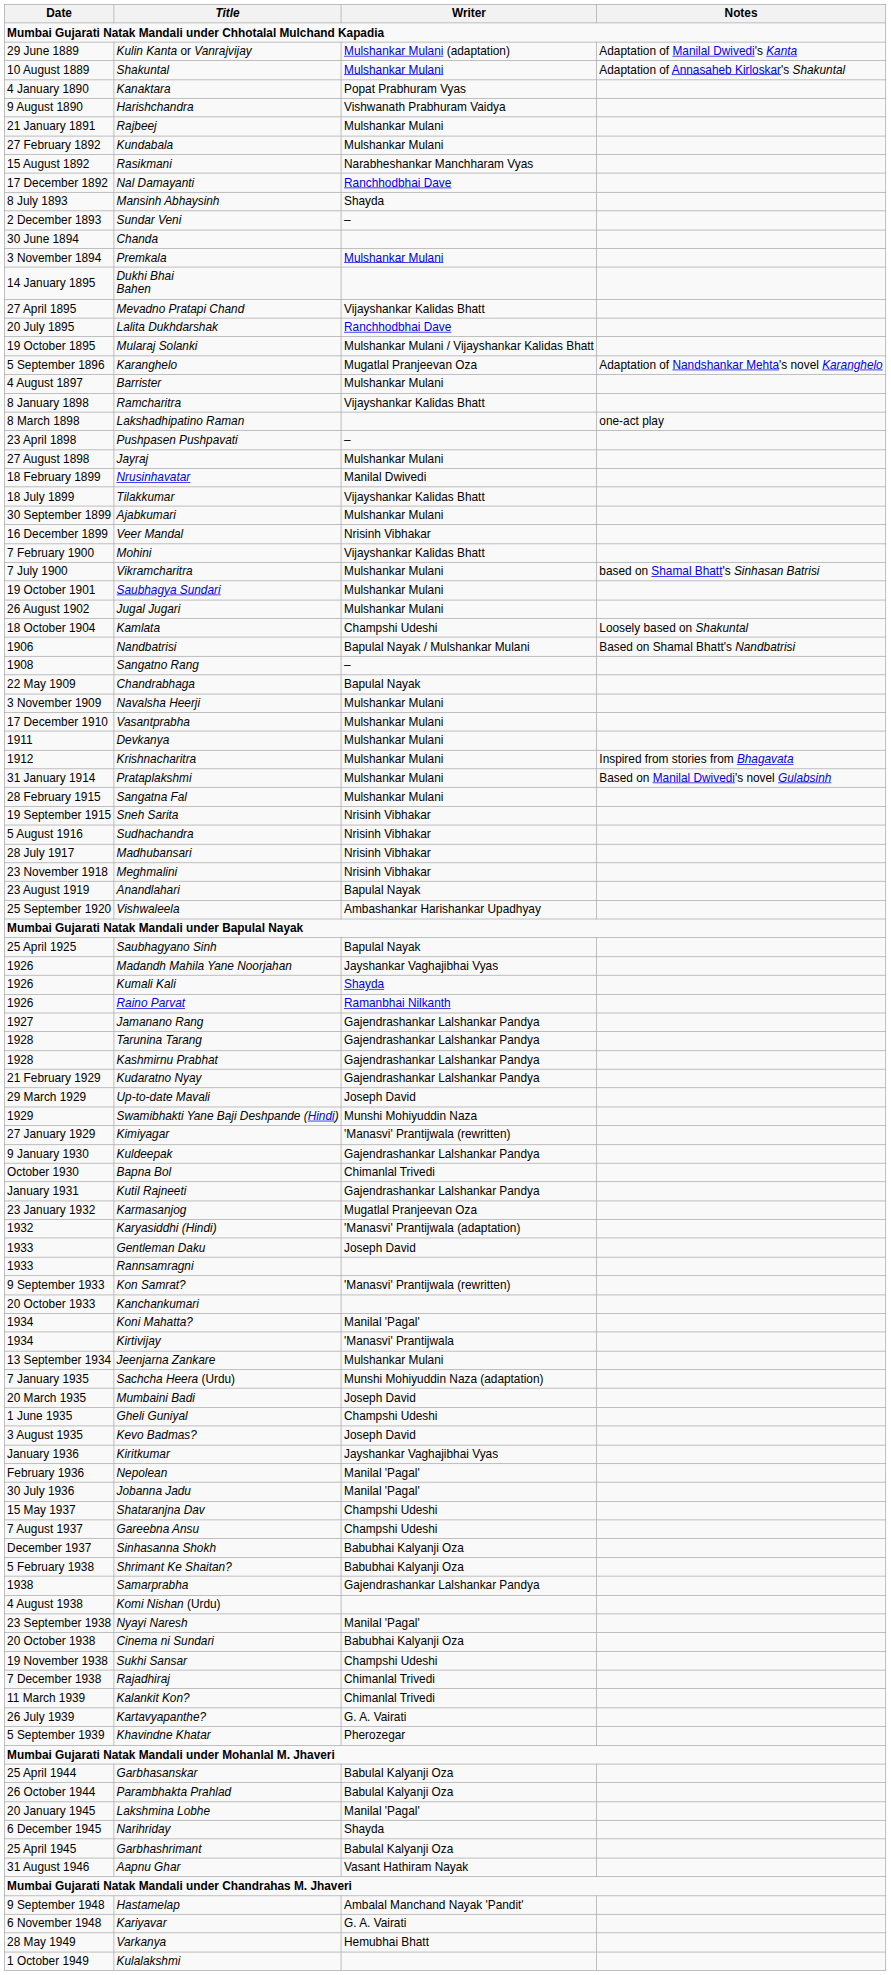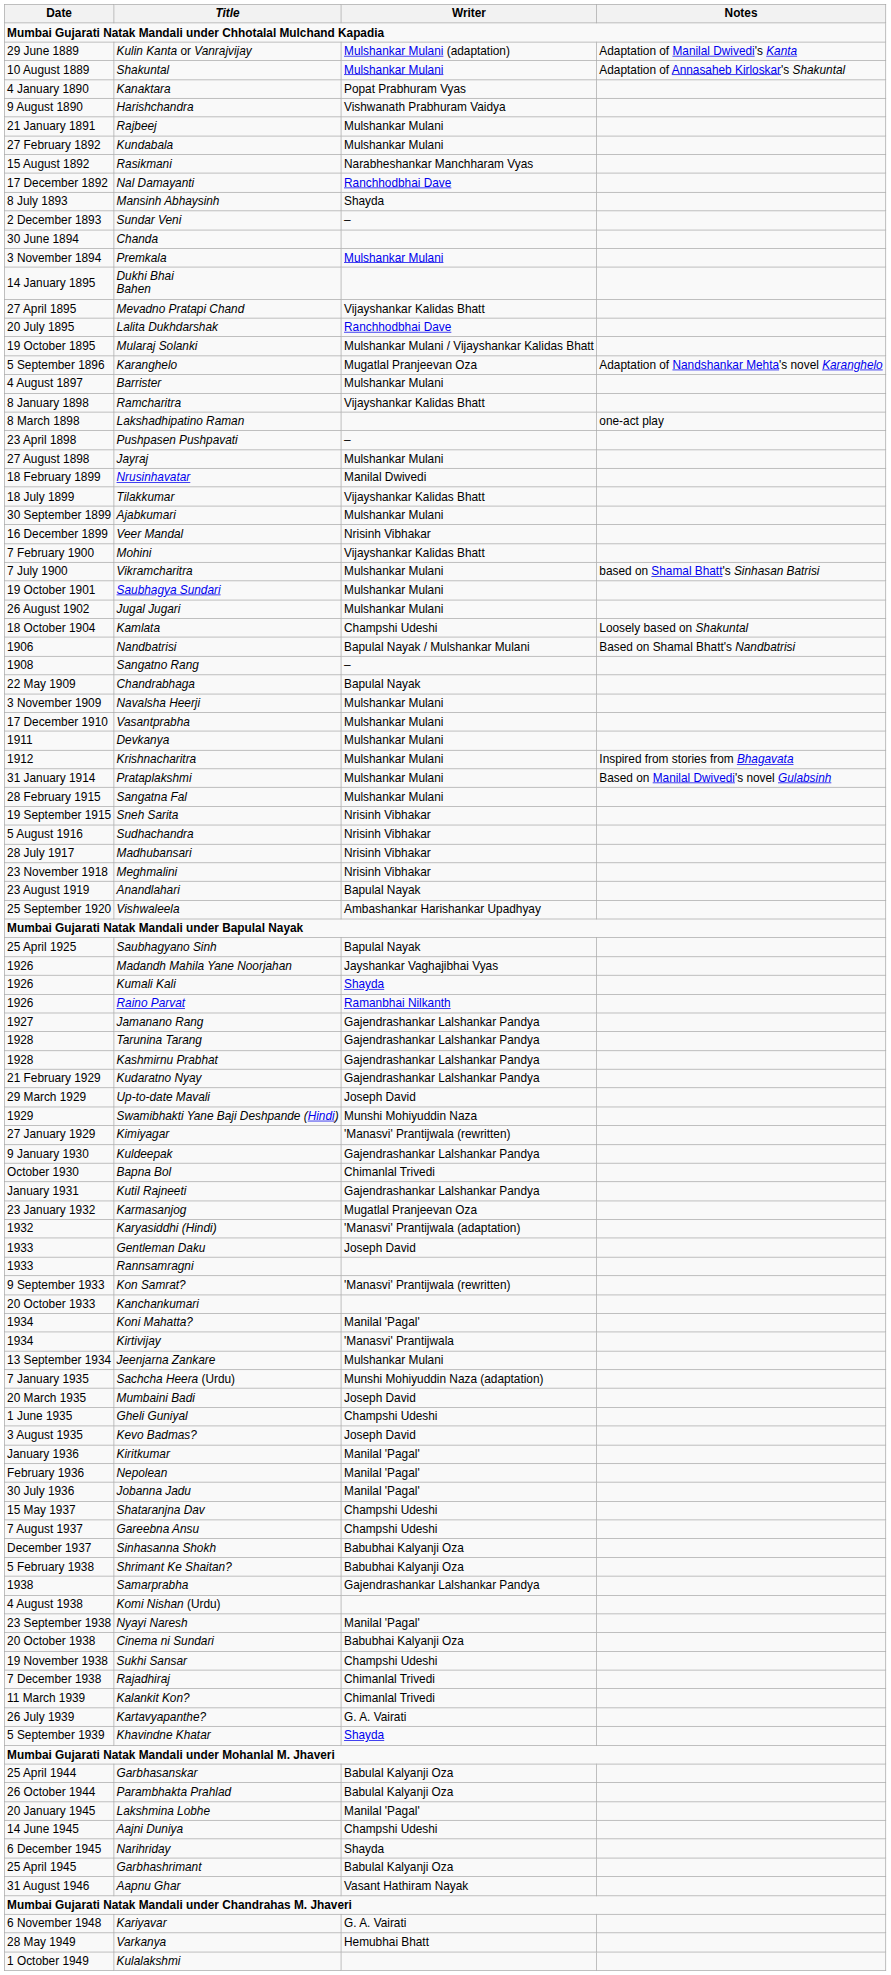(421, 1454) Jayshankar Vaghajibhai Vyas -> (382, 1454) Manilal 'Pagal'
(375, 1735) Pherozegar -> (364, 1735) Shayda
+ row: (150, 1829)
- row: (148, 1904)
